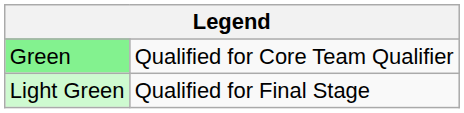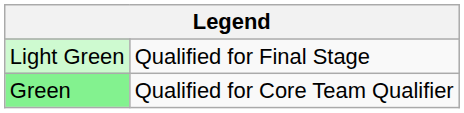rows swapped: (40, 56) <-> (67, 90)
